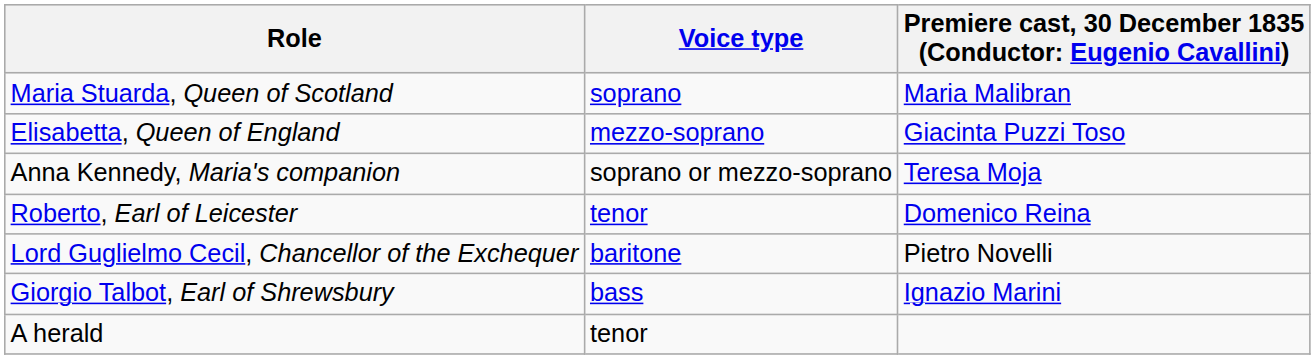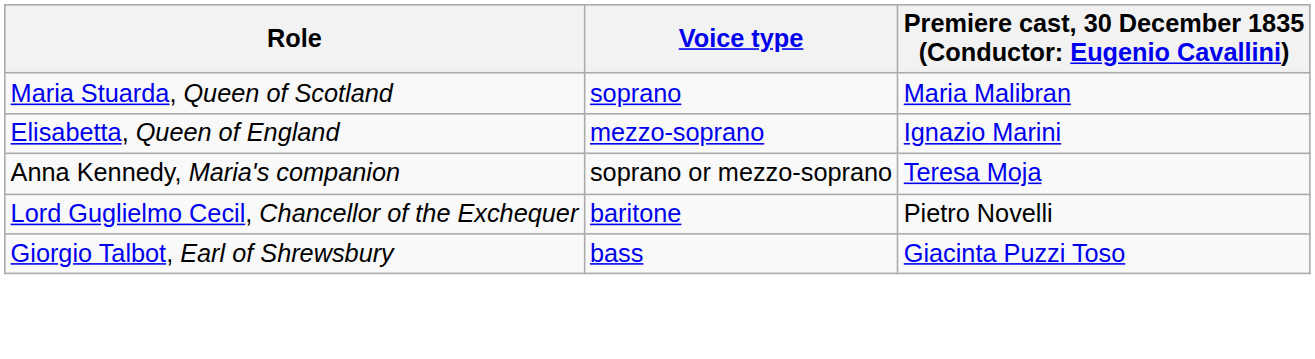(1015, 133) Giacinta Puzzi Toso -> (982, 133) Ignazio Marini
- row: (154, 213)
(982, 293) Ignazio Marini -> (1015, 253) Giacinta Puzzi Toso
- row: (57, 333)
